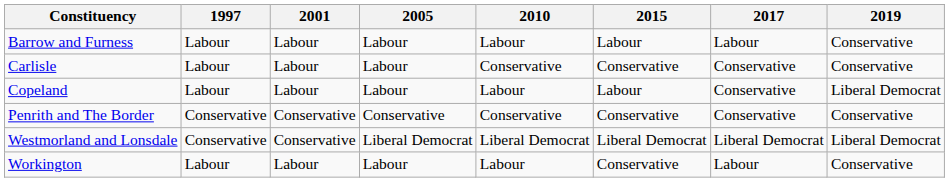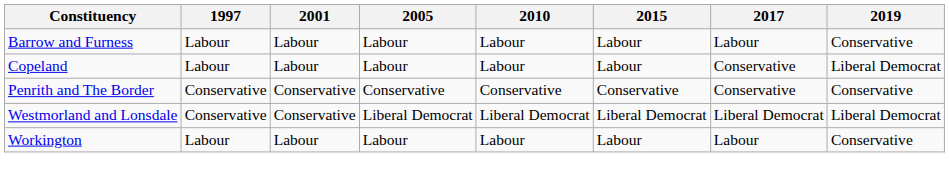- row: (32, 66)
(638, 164) Conservative -> (619, 139) Labour
